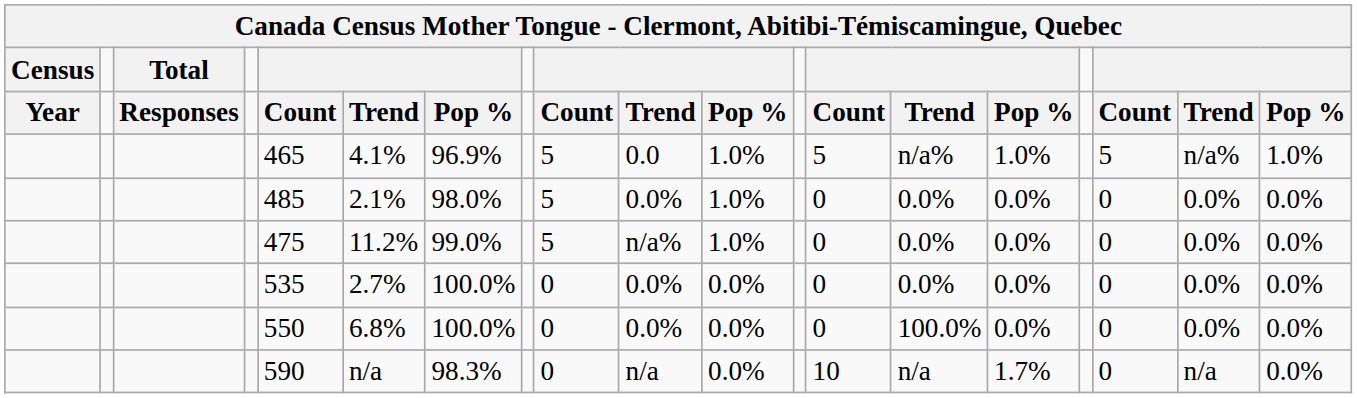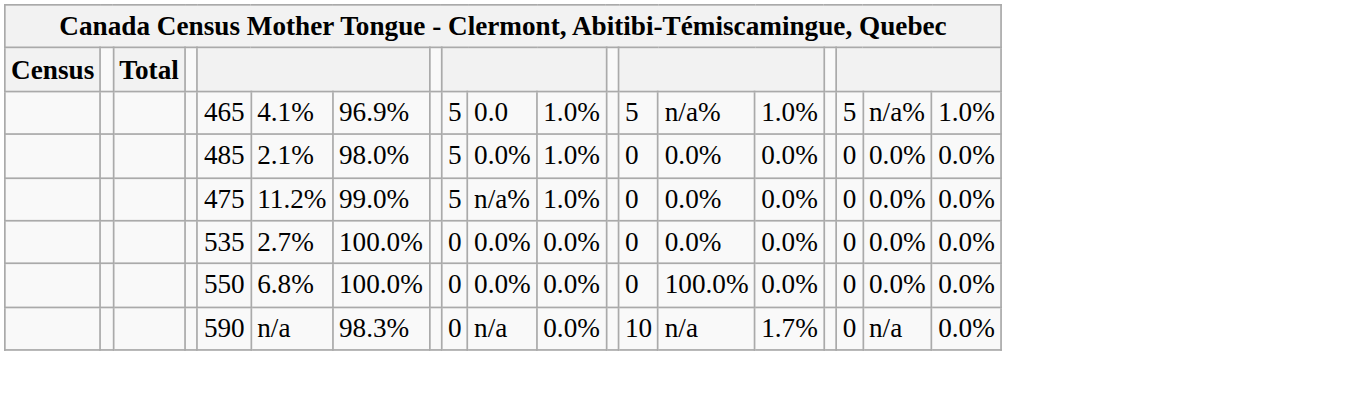- row: (53, 112)
